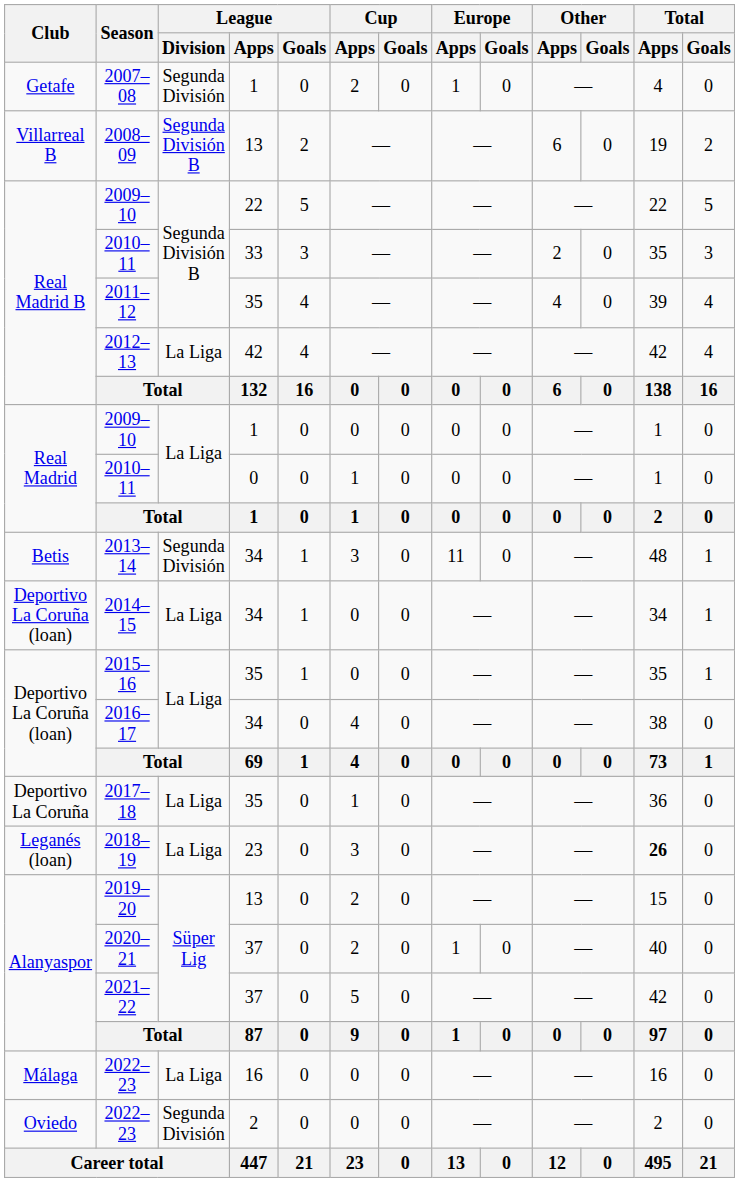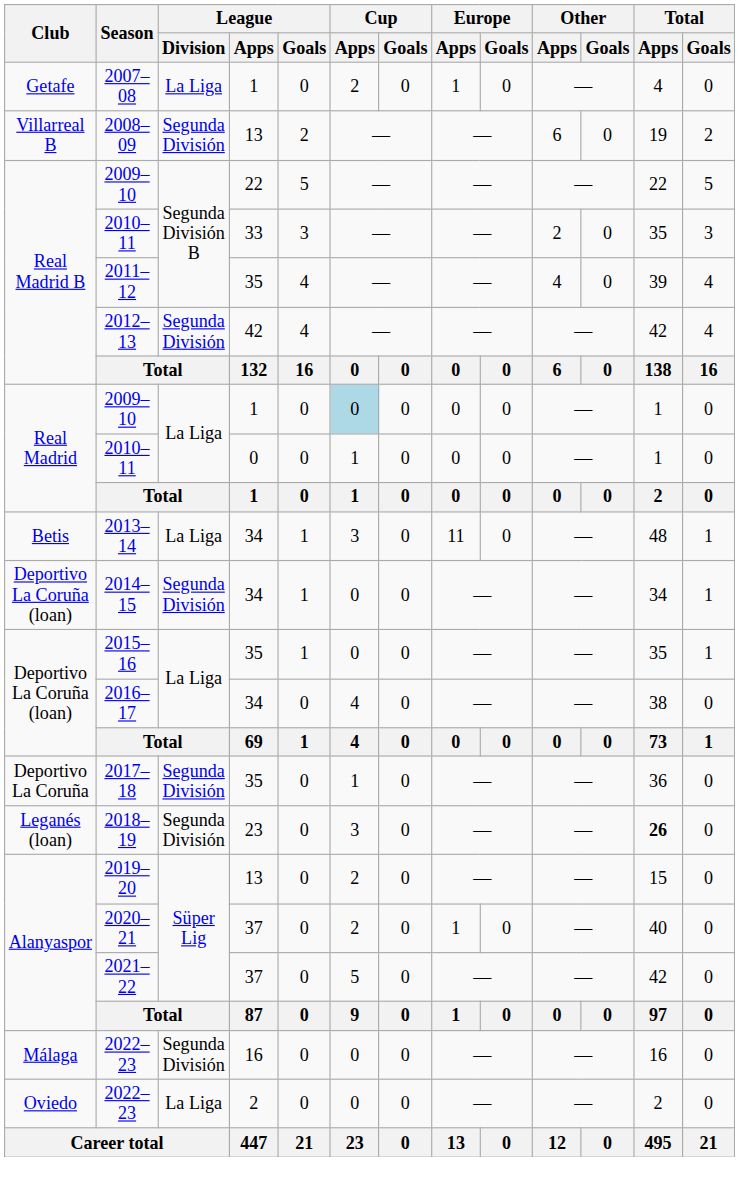(194, 86) Segunda División -> (194, 86) La Liga
(194, 145) Segunda División B -> (194, 135) Segunda División
(194, 351) La Liga -> (194, 331) Segunda División
(355, 429) no background -> (355, 409) lightblue background
(194, 556) Segunda División -> (194, 535) La Liga
(194, 615) La Liga -> (194, 594) Segunda División
(194, 801) La Liga -> (194, 780) Segunda División
(194, 850) La Liga -> (194, 829) Segunda División
(194, 1074) La Liga -> (194, 1054) Segunda División
(194, 1123) Segunda División -> (194, 1103) La Liga
